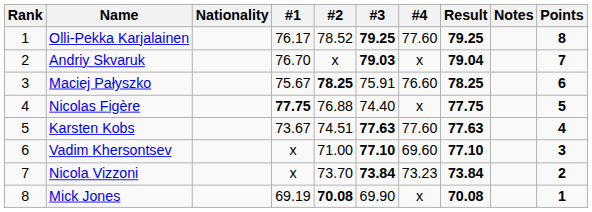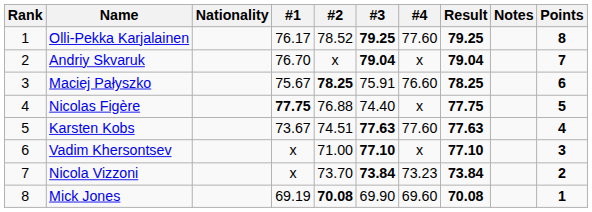(377, 60) 79.03 -> (377, 60) 79.04
(420, 151) 69.60 -> (420, 151) x
(420, 196) x -> (420, 196) 69.60
